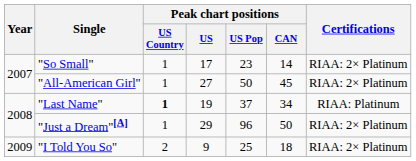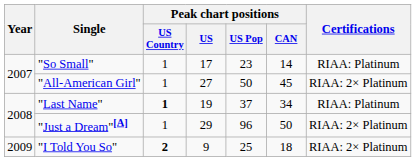(358, 64) RIAA: 2× Platinum -> (358, 64) RIAA: Platinum
(165, 146) normal -> (165, 146) bold
